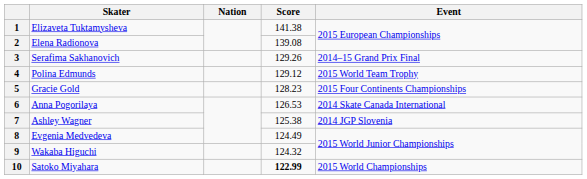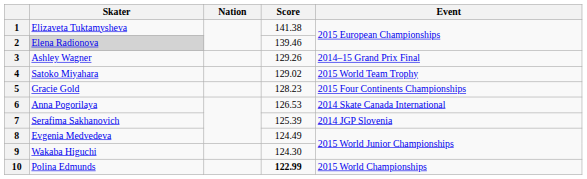(65, 43) no background -> (65, 43) lightgrey background
(288, 43) 139.08 -> (288, 43) 139.46
(75, 58) Serafima Sakhanovich -> (61, 58) Ashley Wagner
(64, 74) Polina Edmunds -> (65, 74) Satoko Miyahara
(288, 74) 129.12 -> (288, 74) 129.02
(61, 120) Ashley Wagner -> (75, 120) Serafima Sakhanovich
(288, 120) 125.38 -> (288, 120) 125.39
(288, 151) 124.32 -> (288, 151) 124.30
(65, 167) Satoko Miyahara -> (64, 167) Polina Edmunds
